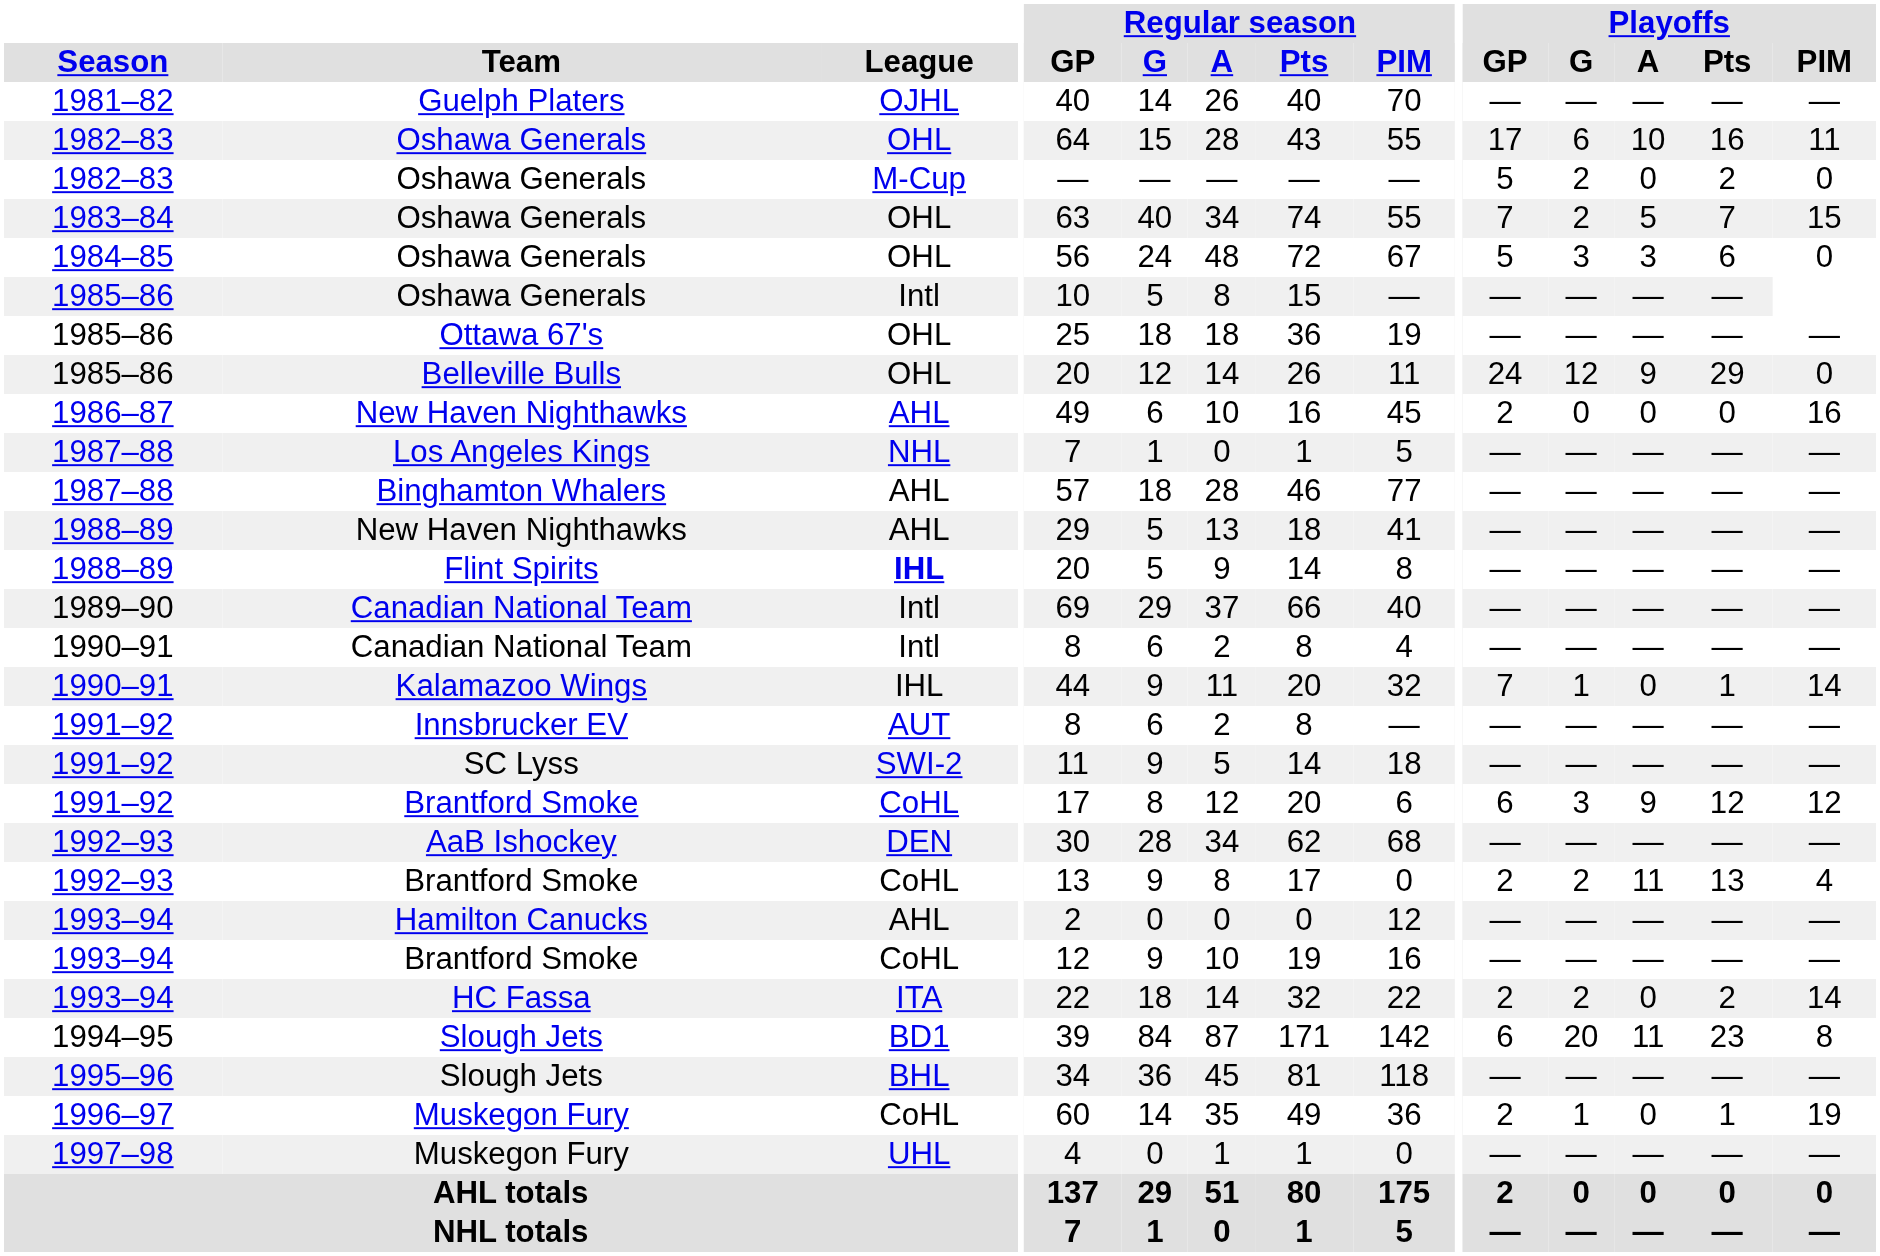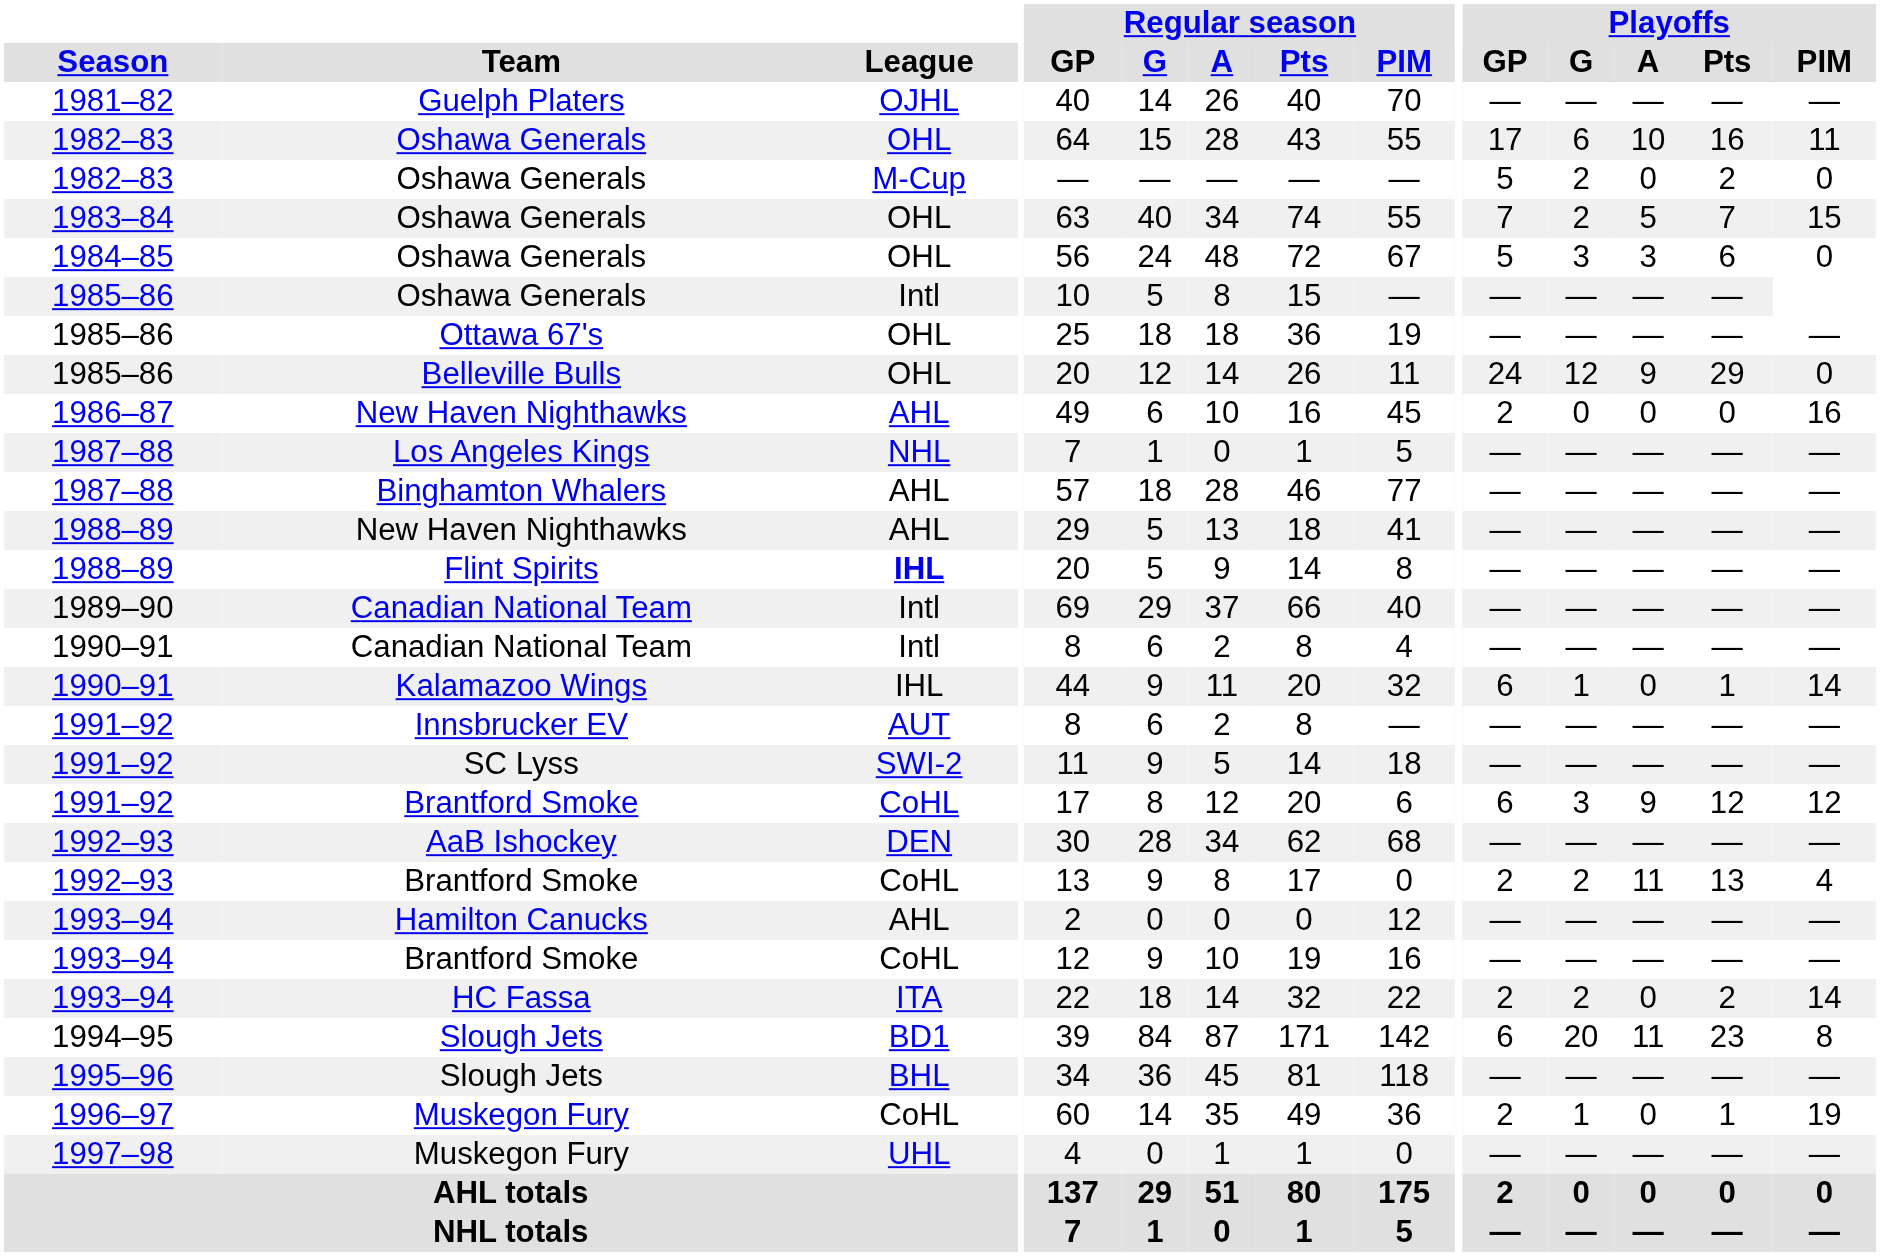(1505, 686) 7 -> (1505, 686) 6
